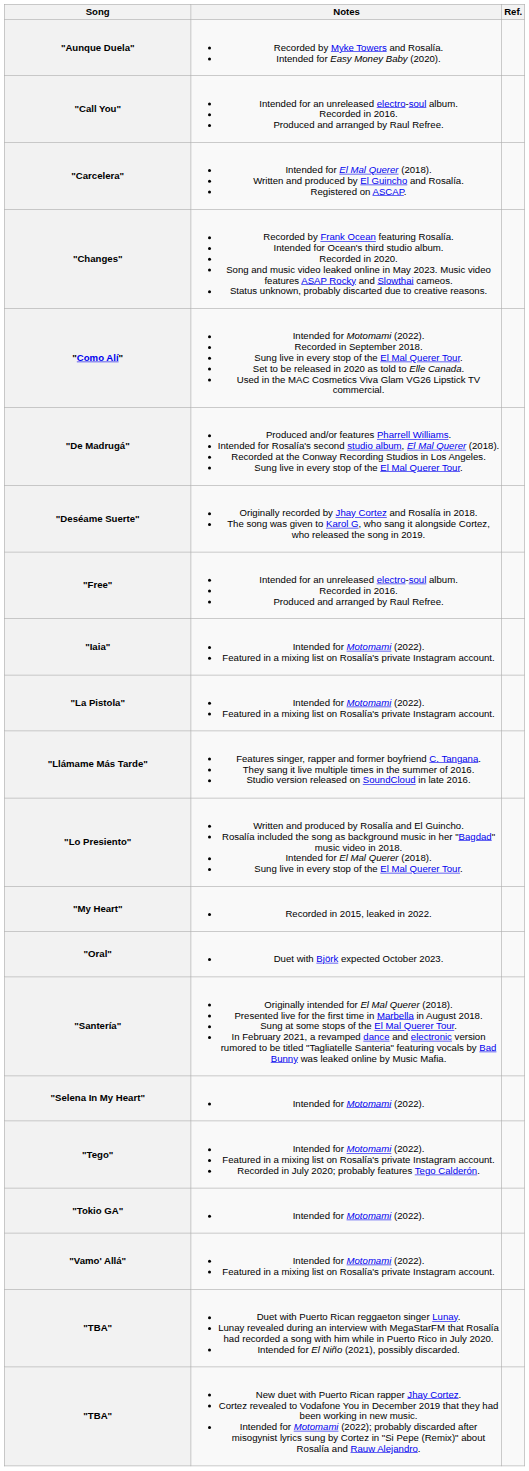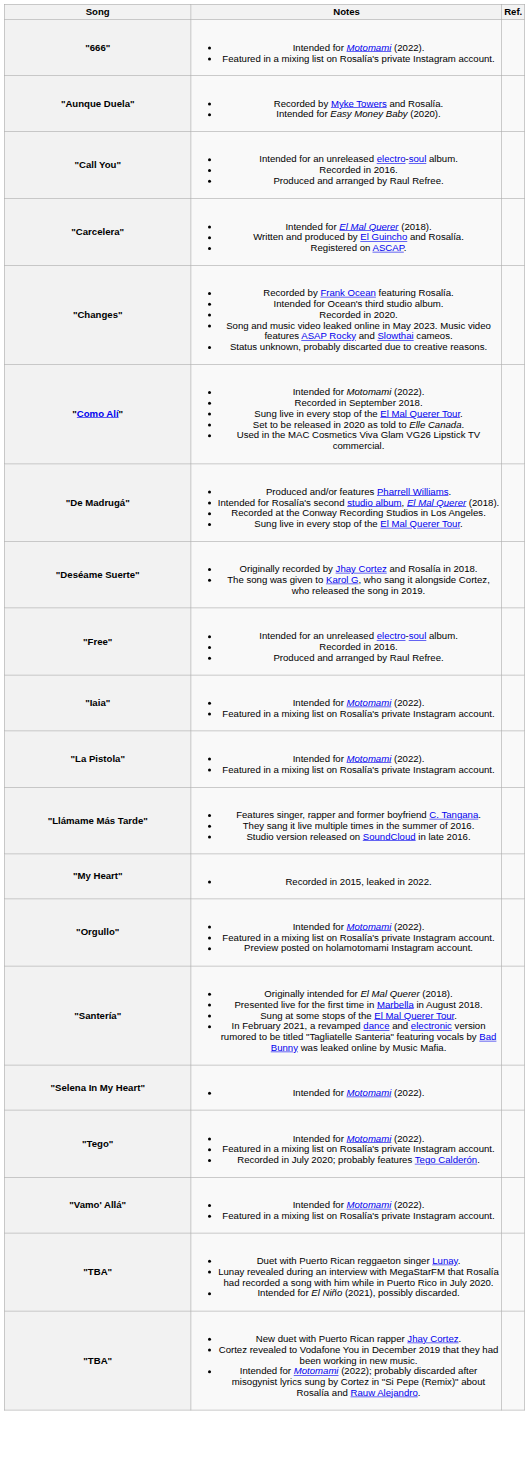+ row: (98, 47)
- row: (98, 842)
- row: (98, 954)
+ row: (98, 932)
- row: (98, 1210)
